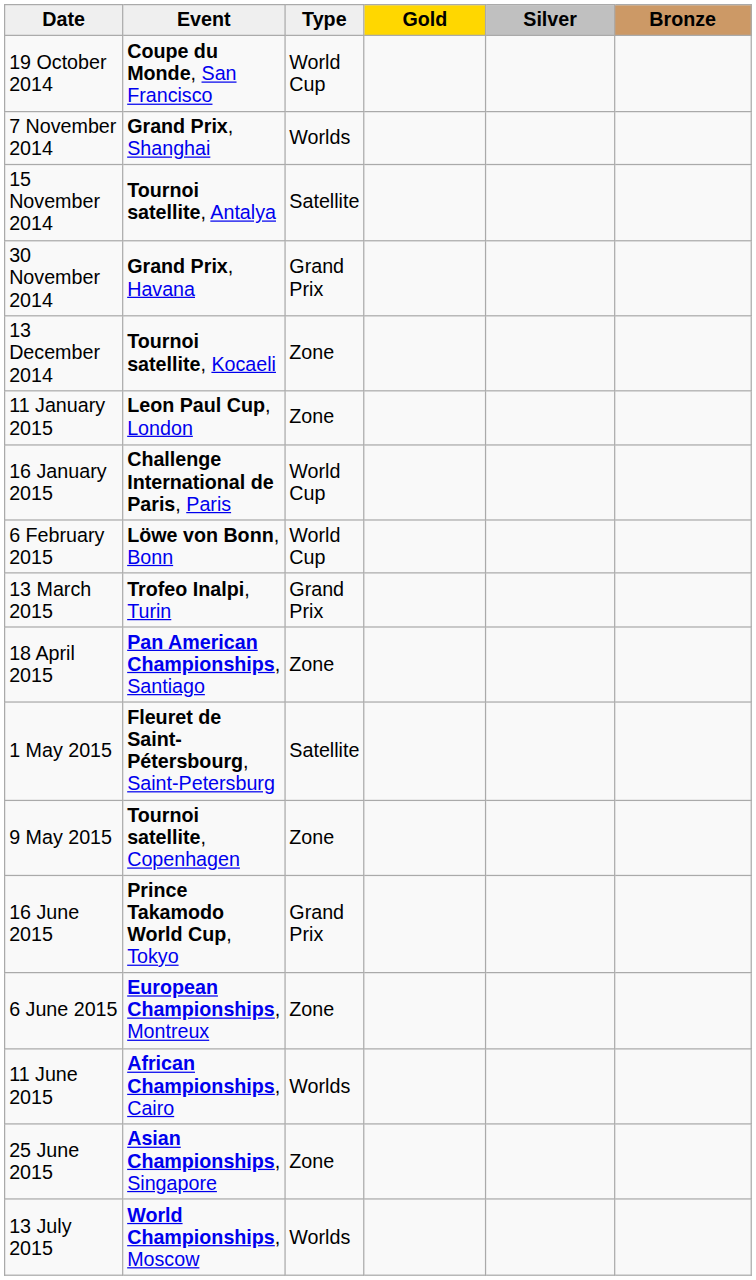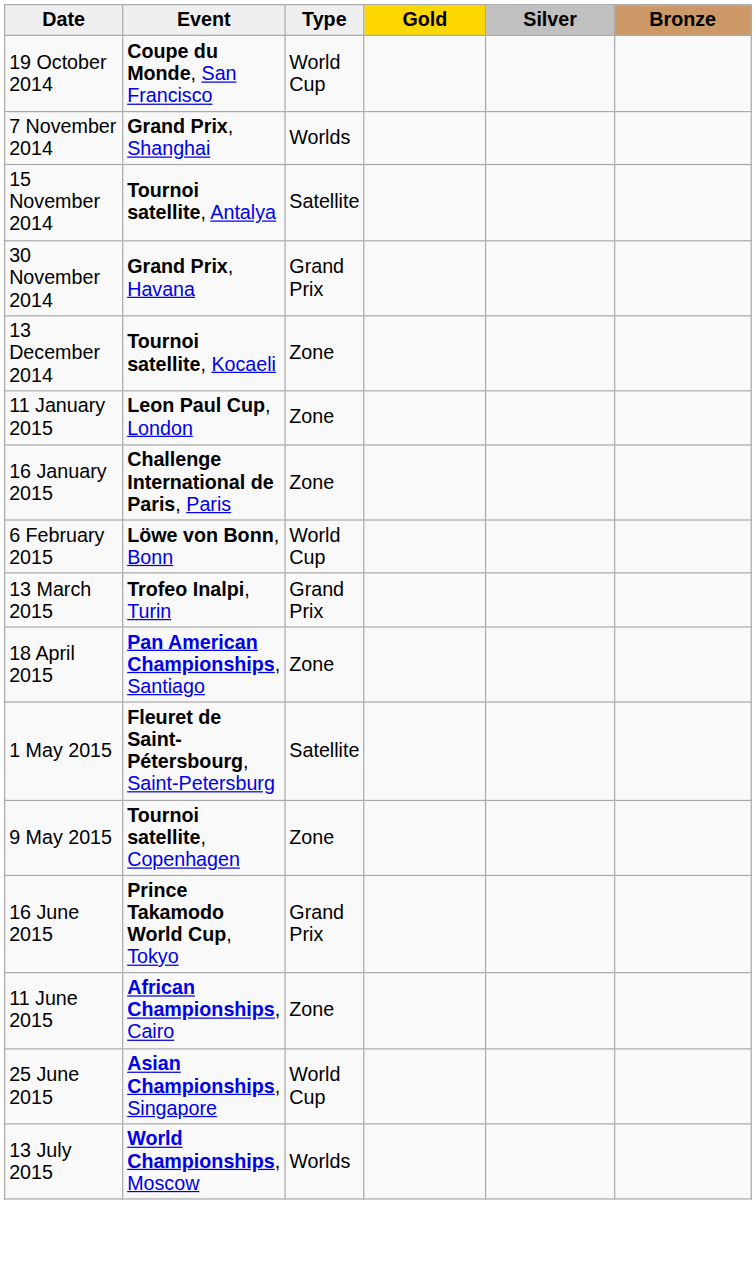(315, 482) World Cup -> (312, 482) Zone
- row: (63, 1010)
(320, 1086) Worlds -> (312, 1010) Zone
(312, 1161) Zone -> (315, 1086) World Cup
